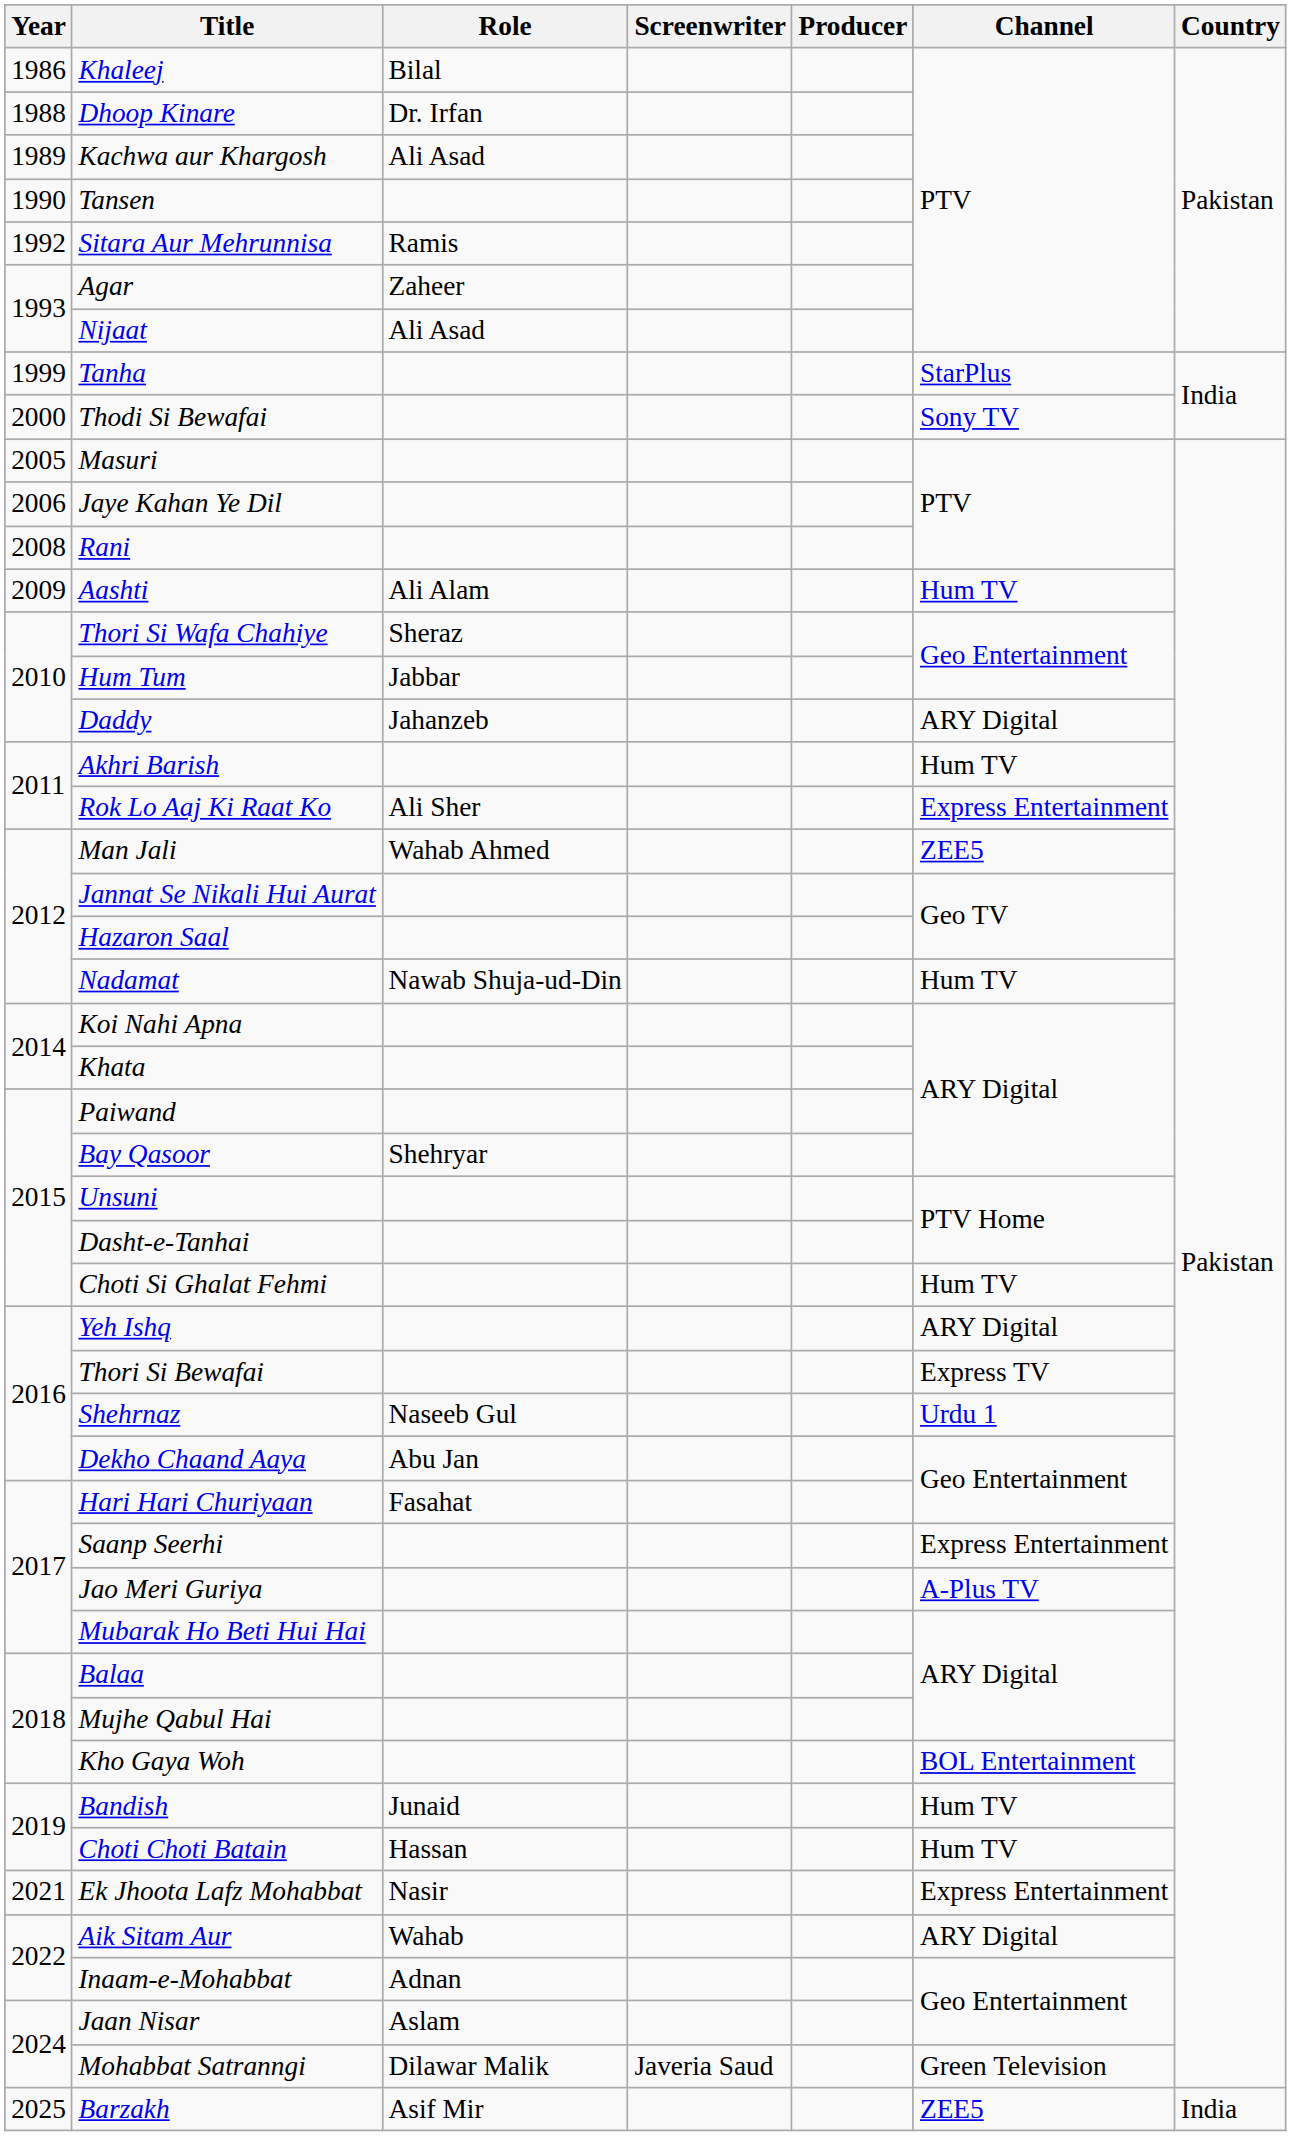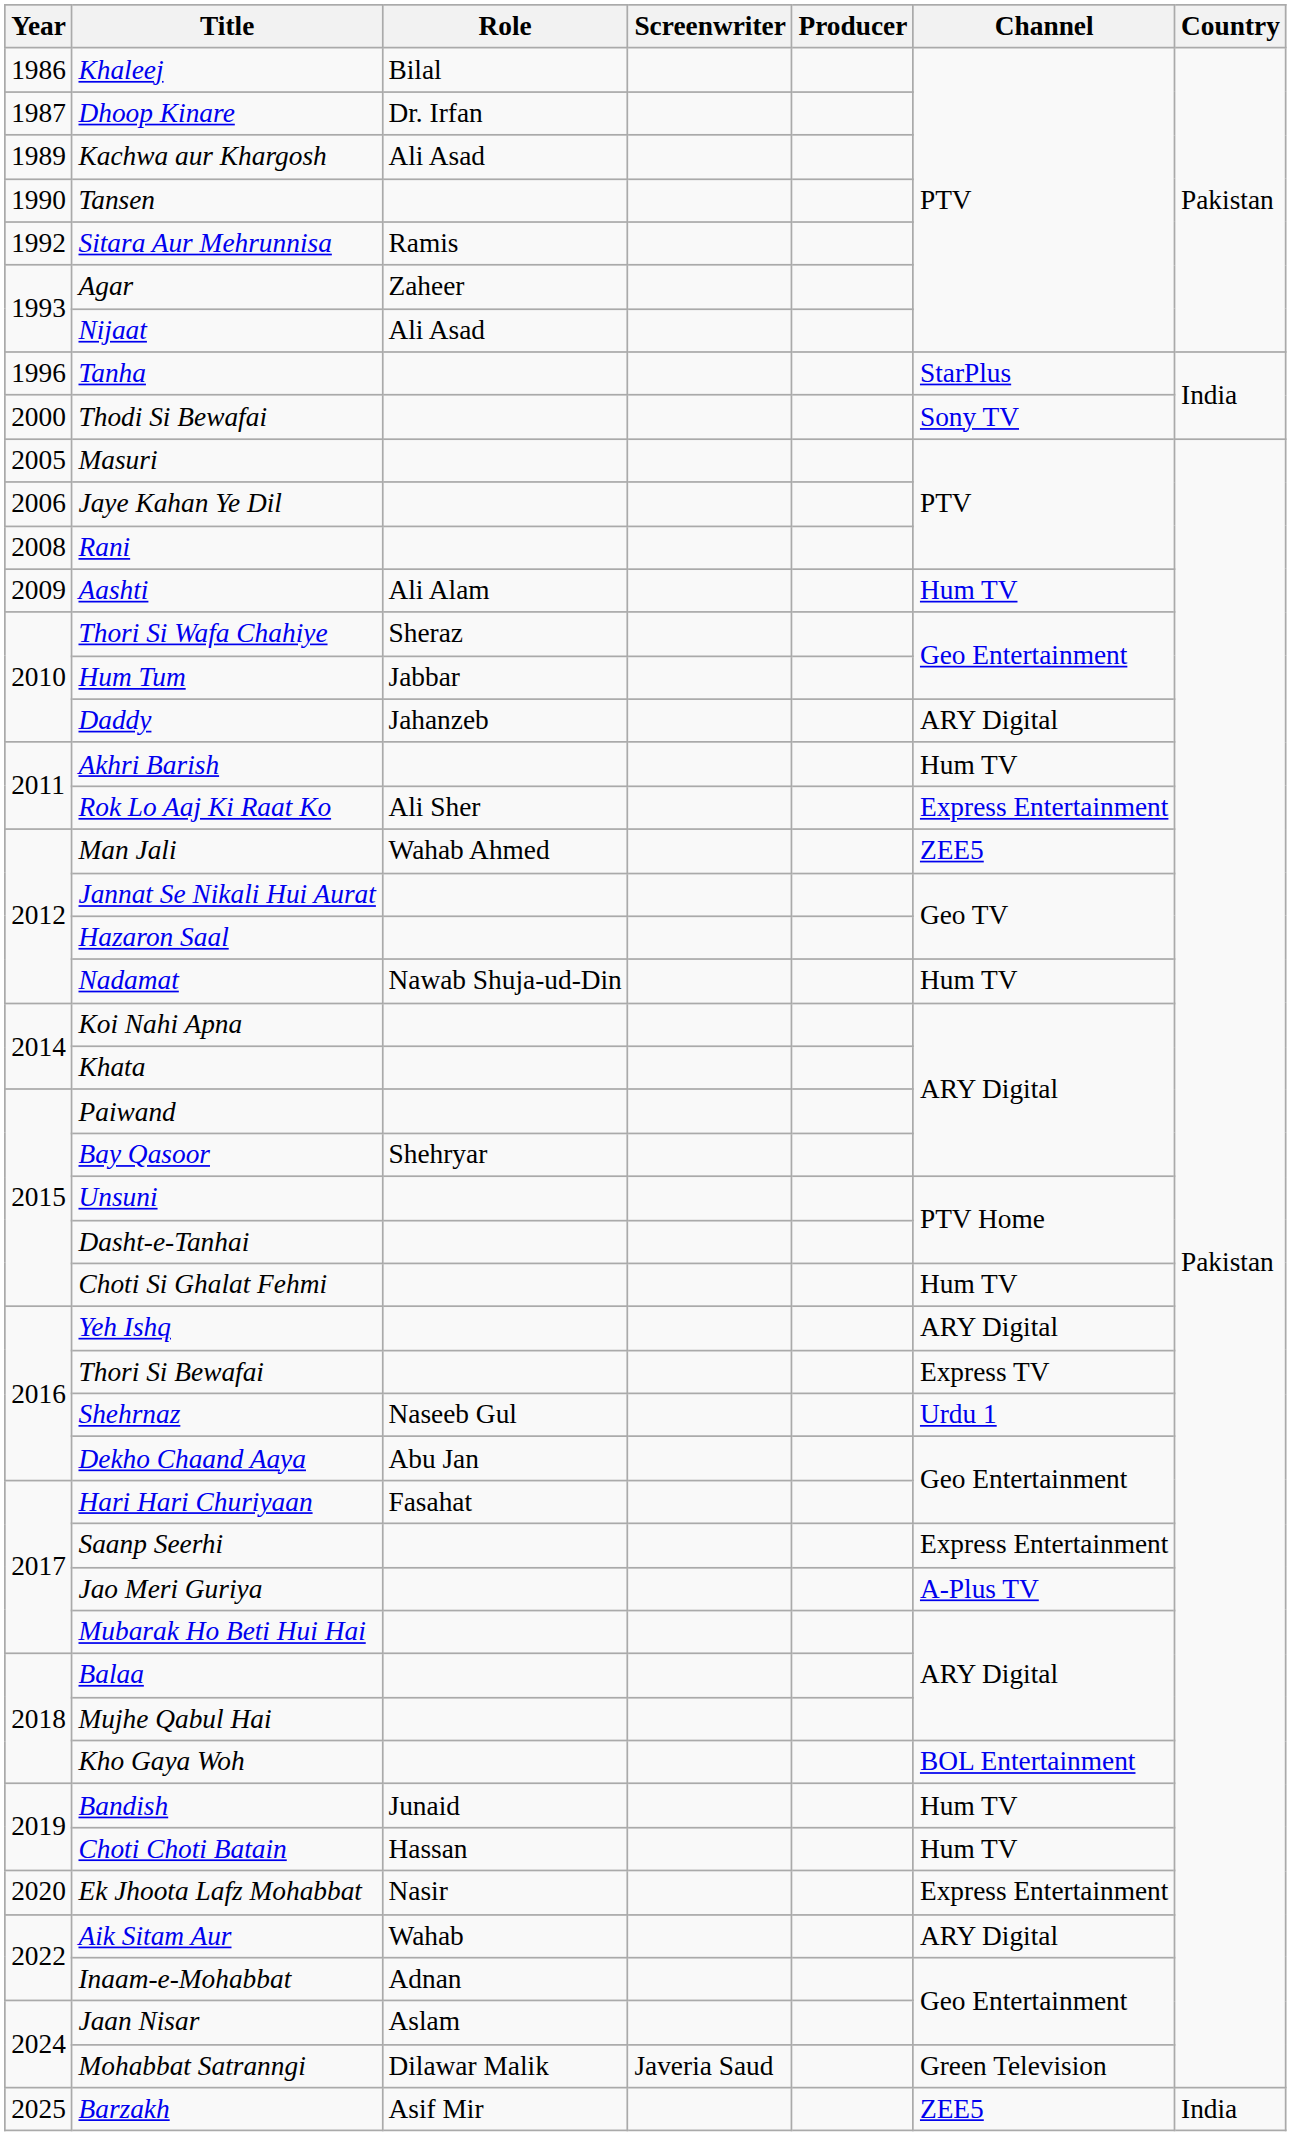(39, 112) 1988 -> (39, 112) 1987
(39, 373) 1999 -> (39, 373) 1996
(39, 1892) 2021 -> (39, 1892) 2020
